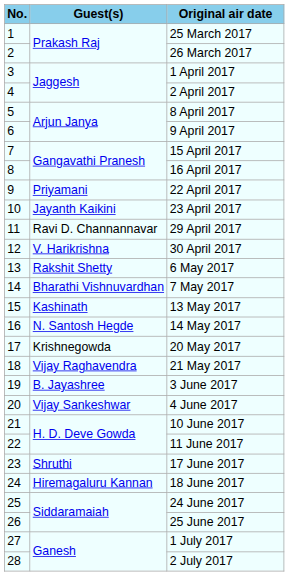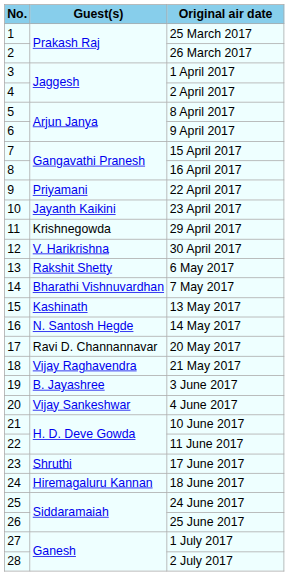(95, 229) Ravi D. Channannavar -> (72, 229) Krishnegowda
(72, 346) Krishnegowda -> (95, 346) Ravi D. Channannavar
